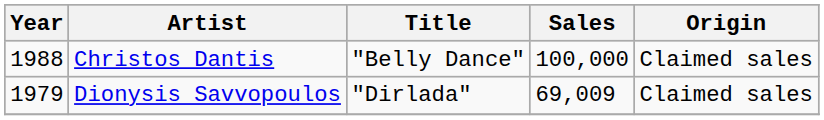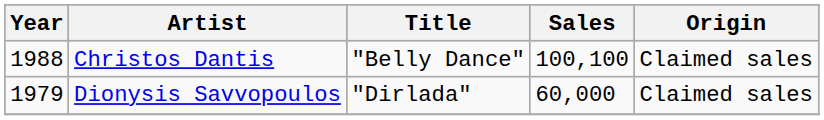(582, 59) 100,000 -> (582, 59) 100,100
(576, 95) 69,009 -> (576, 95) 60,000
